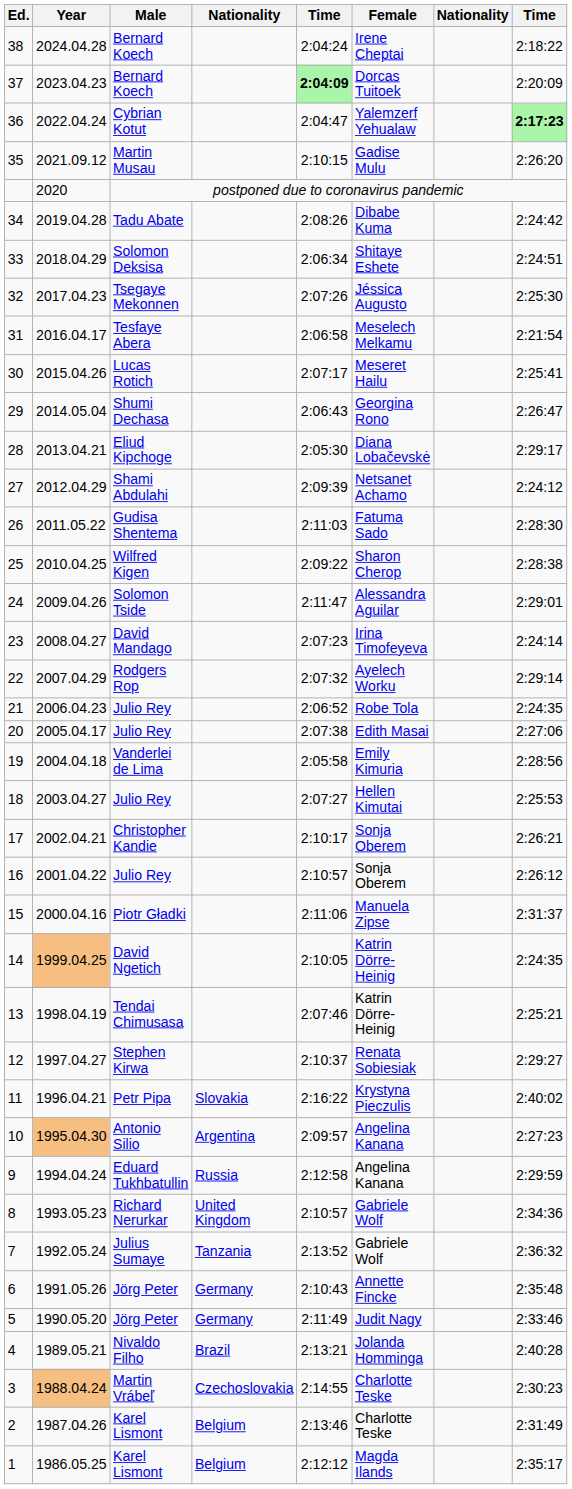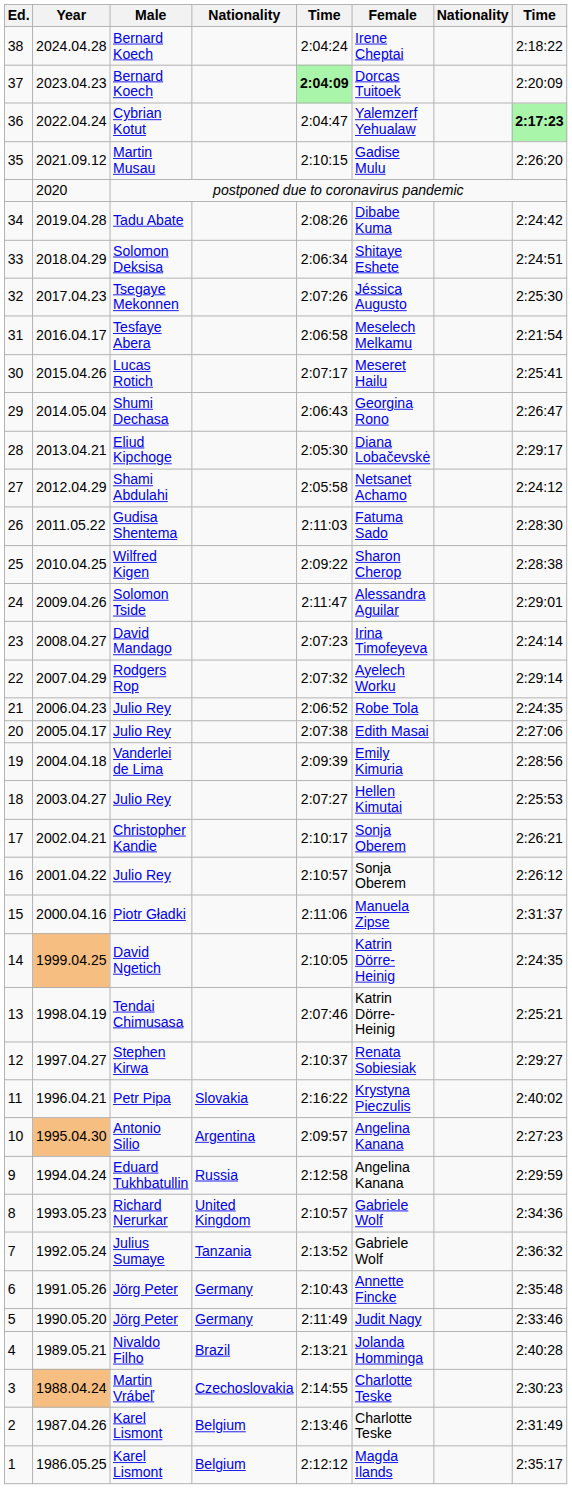(324, 488) 2:09:39 -> (324, 488) 2:05:58
(324, 761) 2:05:58 -> (324, 761) 2:09:39
